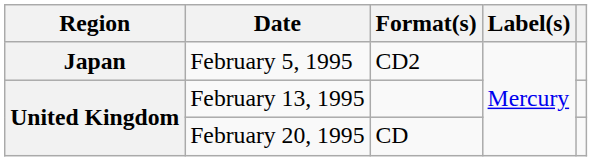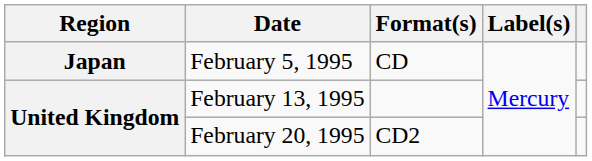(398, 60) CD2 -> (392, 60) CD
(392, 135) CD -> (398, 135) CD2
